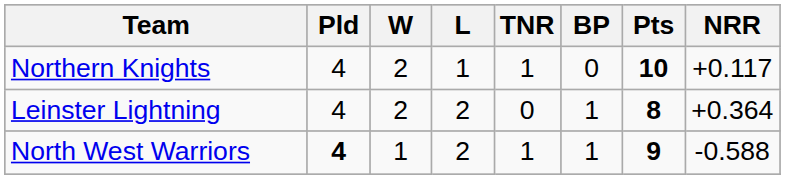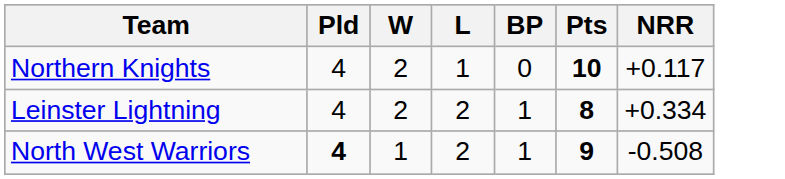- column: (527, 25)
(732, 109) +0.364 -> (665, 109) +0.334
(732, 151) -0.588 -> (665, 151) -0.508
